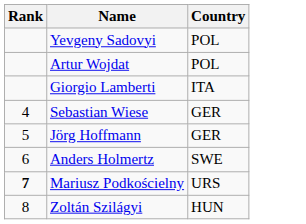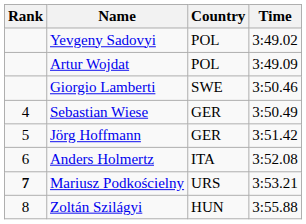+ column: (275, 16)
(203, 87) ITA -> (207, 87) SWE
(207, 159) SWE -> (203, 159) ITA
